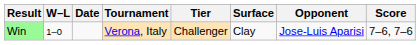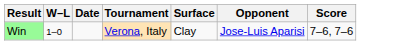- column: (201, 13)
